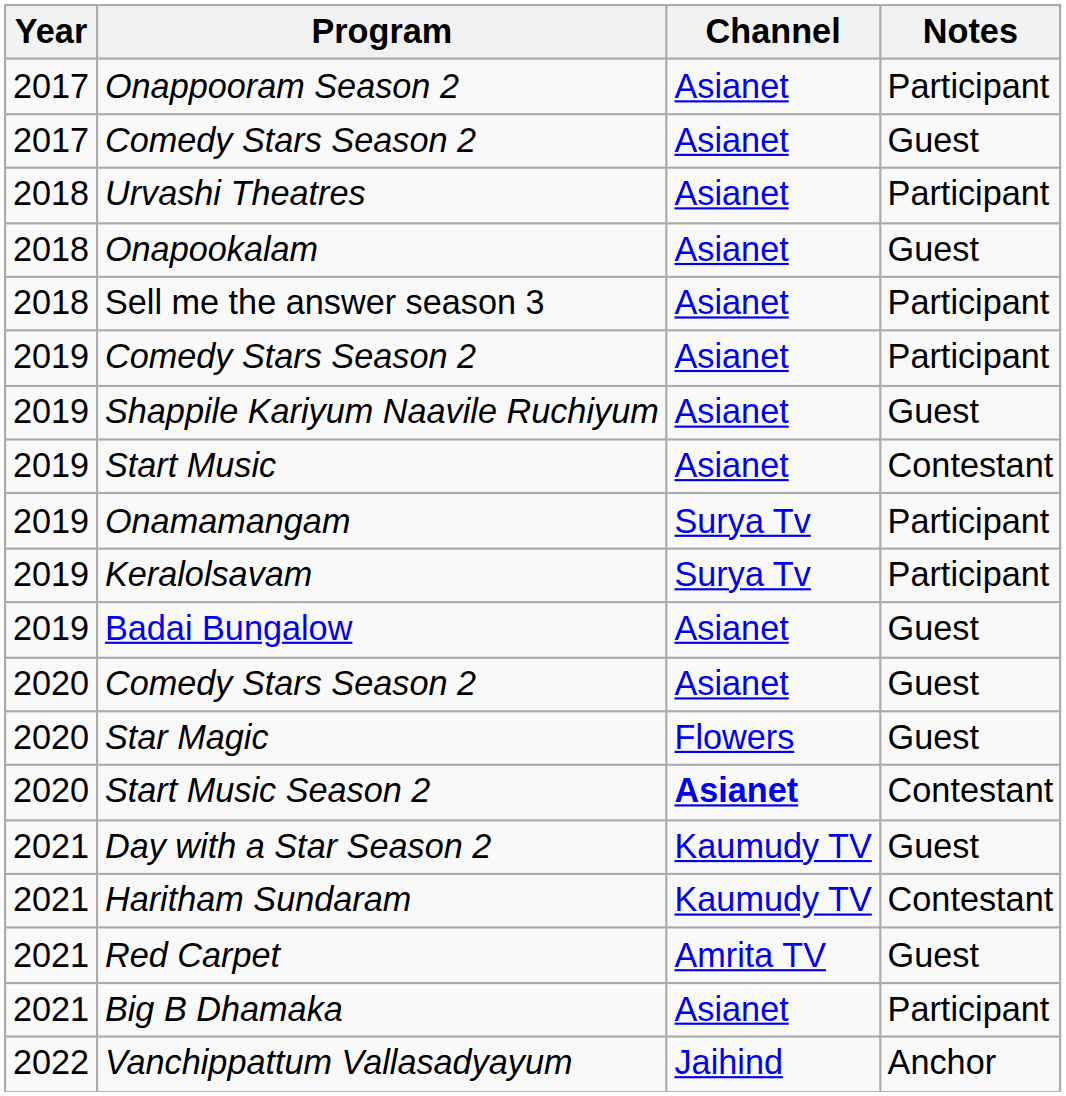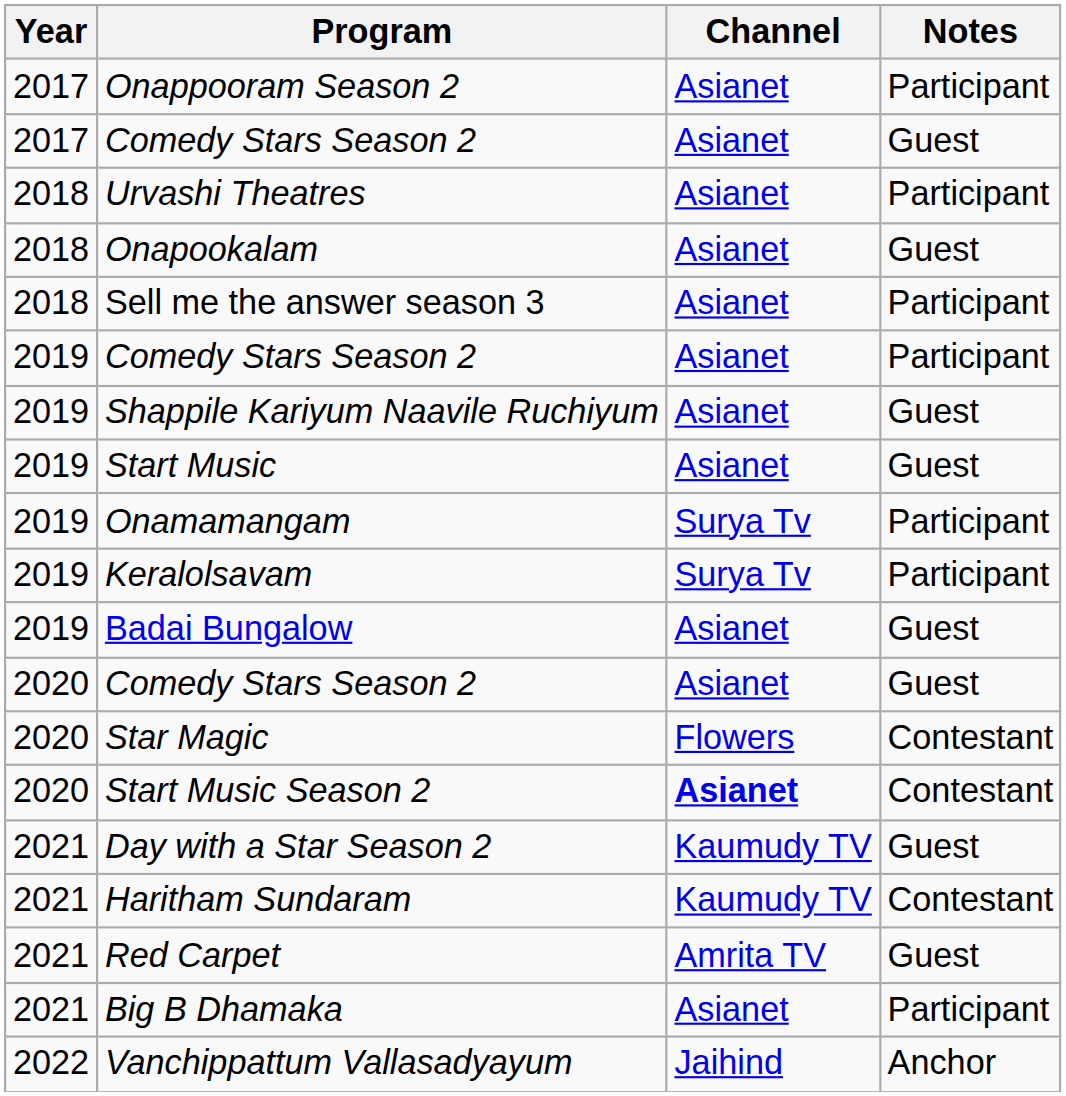(970, 466) Contestant -> (933, 466) Guest
(933, 737) Guest -> (970, 737) Contestant
